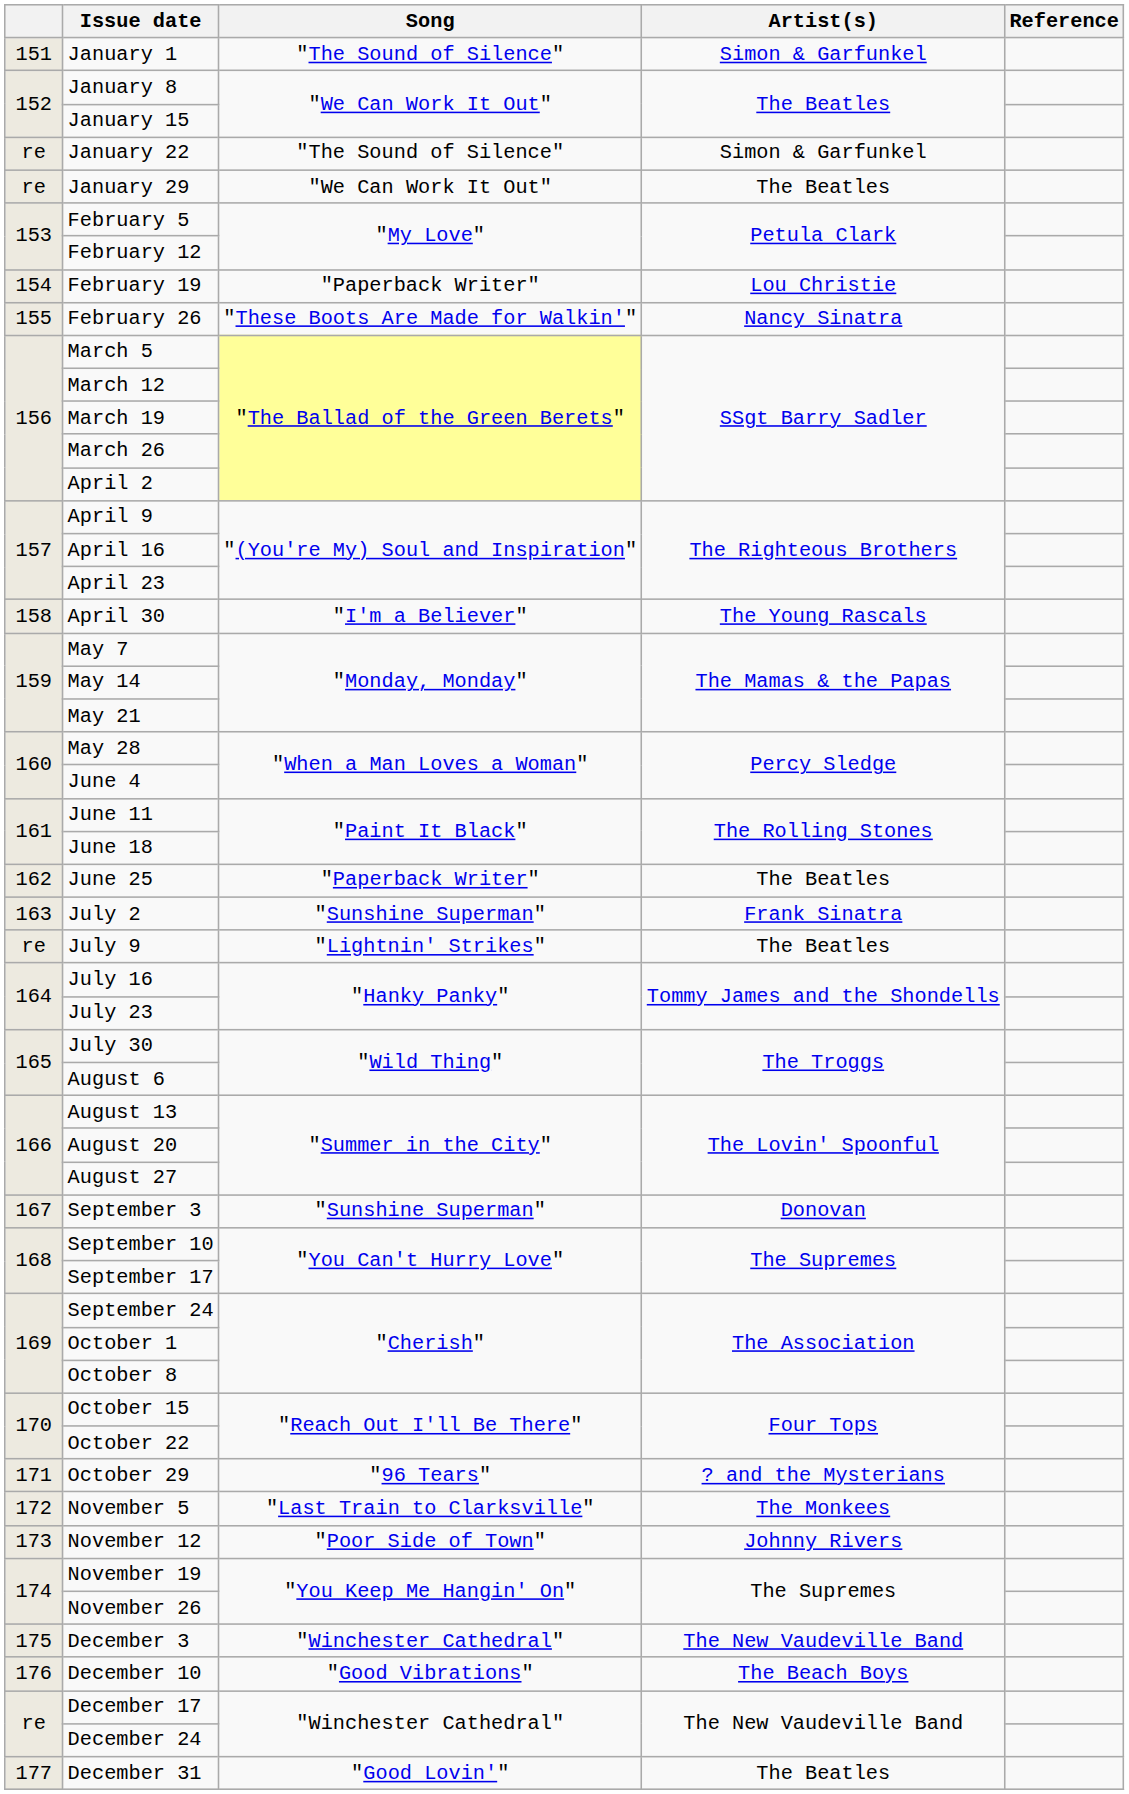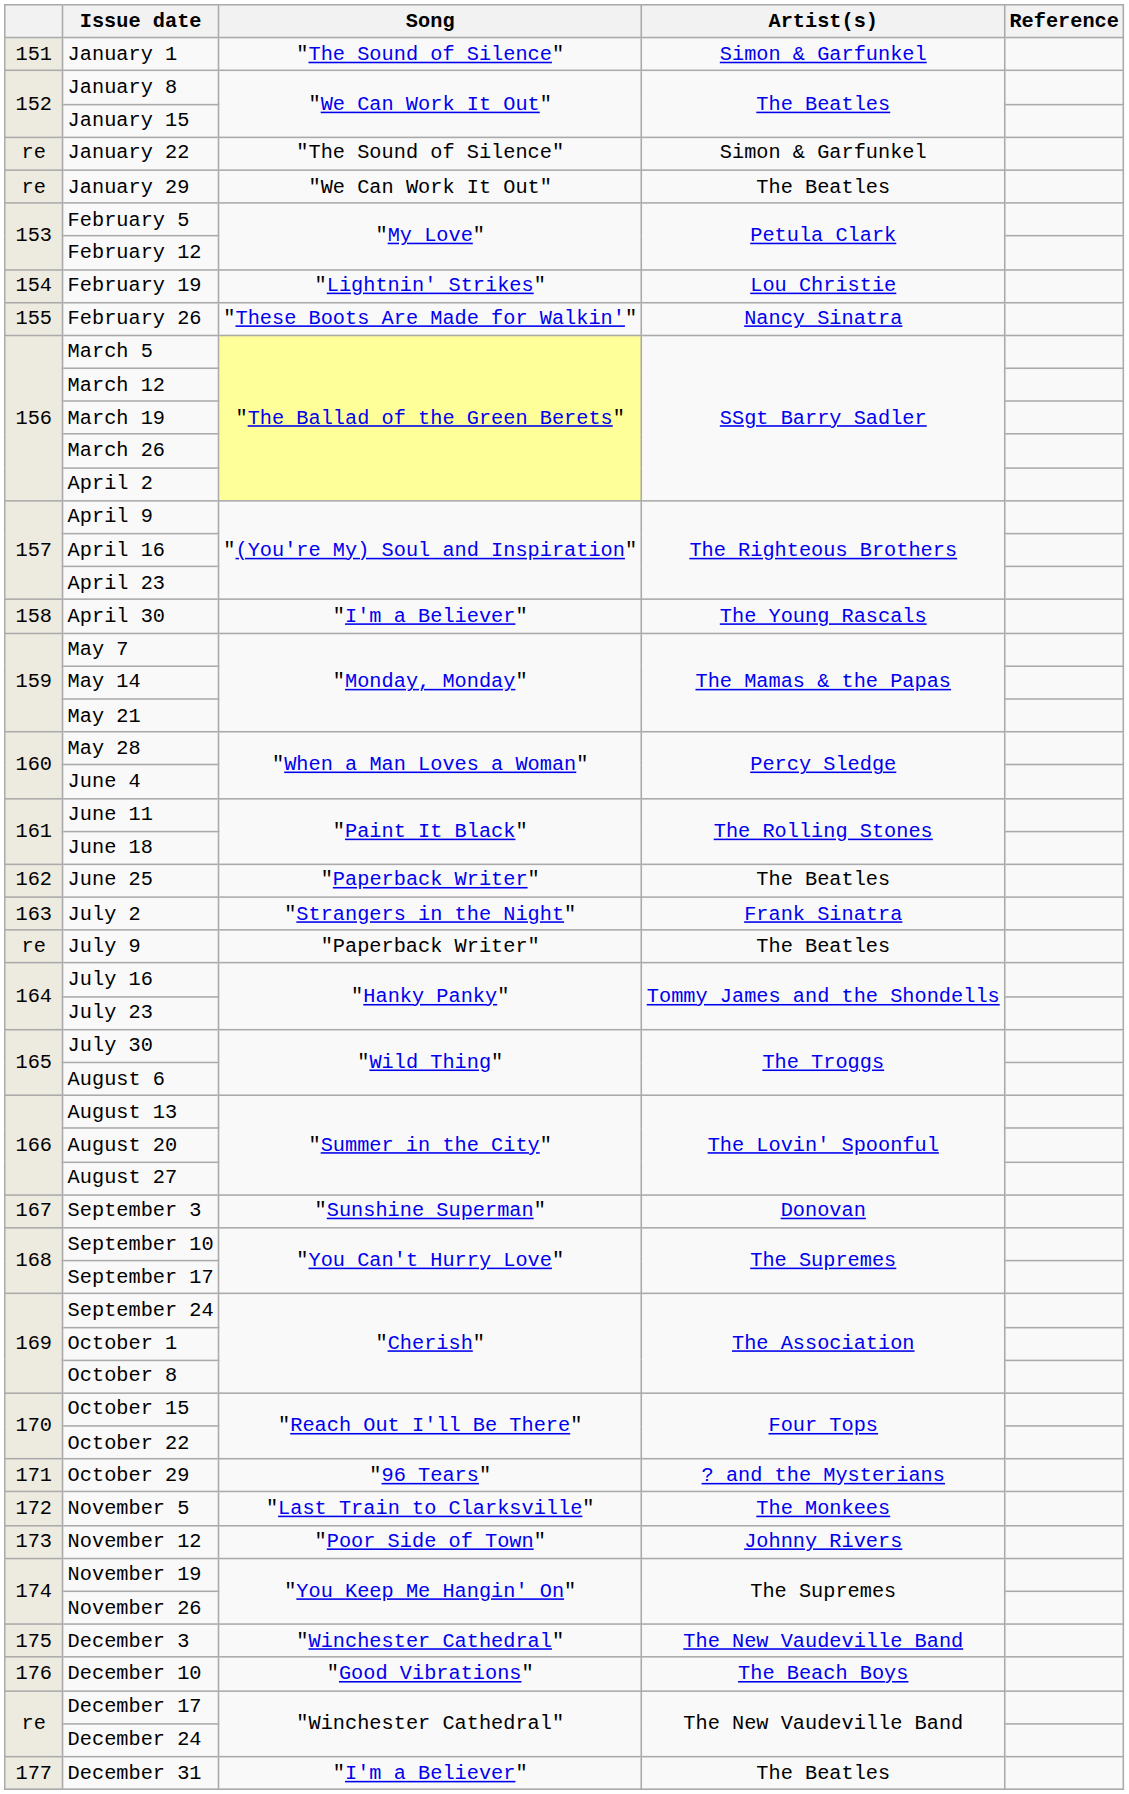(430, 286) "Paperback Writer" -> (430, 286) "Lightnin' Strikes"
(430, 914) "Sunshine Superman" -> (430, 914) "Strangers in the Night"
(430, 947) "Lightnin' Strikes" -> (430, 947) "Paperback Writer"
(430, 1773) "Good Lovin'" -> (430, 1773) "I'm a Believer"
